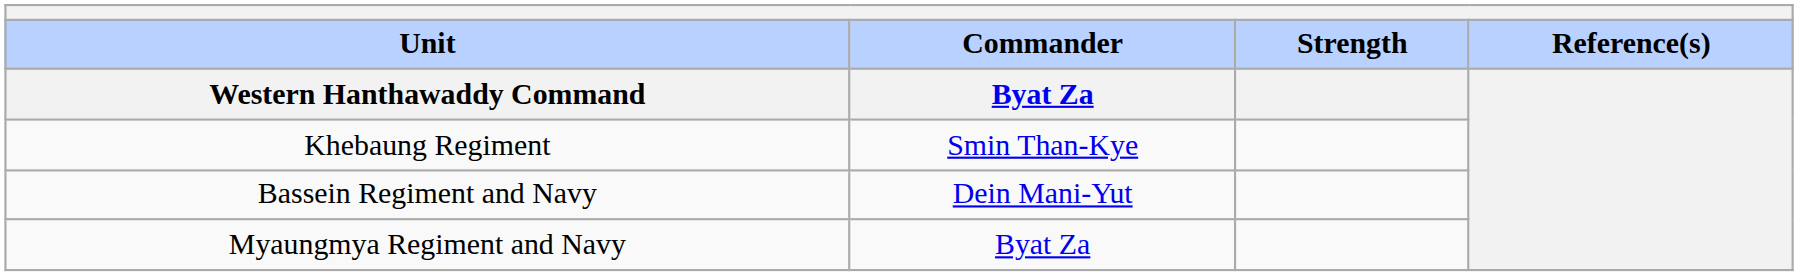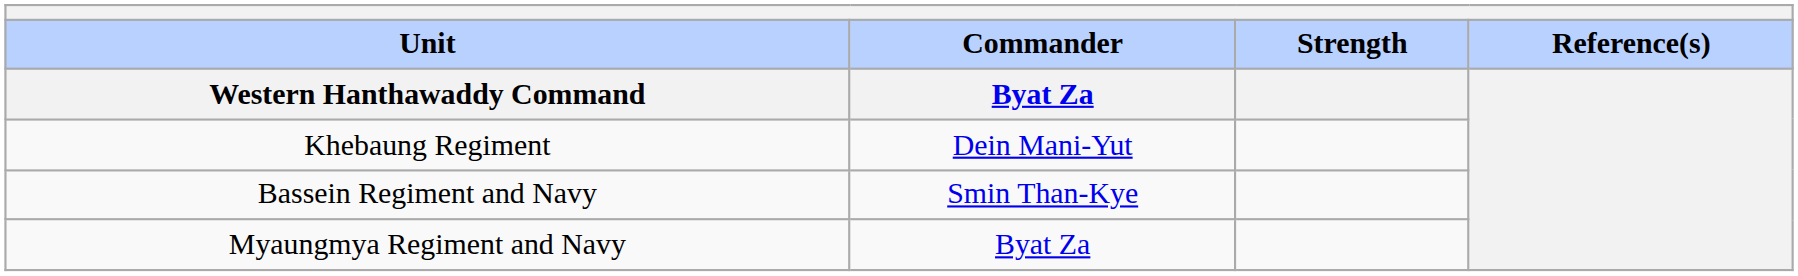(1043, 143) Smin Than-Kye -> (1043, 143) Dein Mani-Yut
(1043, 193) Dein Mani-Yut -> (1043, 193) Smin Than-Kye
